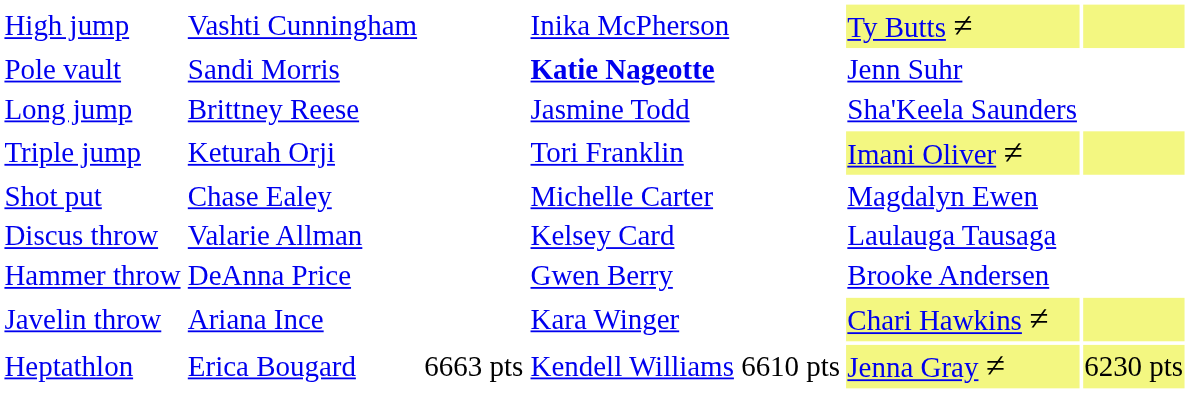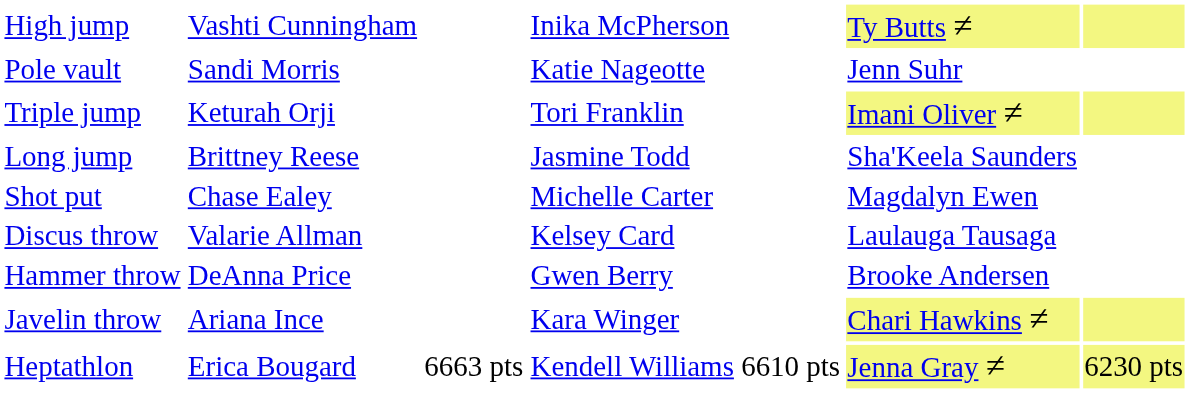(623, 69) bold -> (618, 69) normal
rows swapped: (68, 109) <-> (73, 152)
